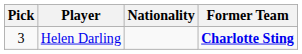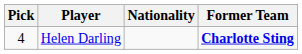(21, 37) 3 -> (21, 37) 4
